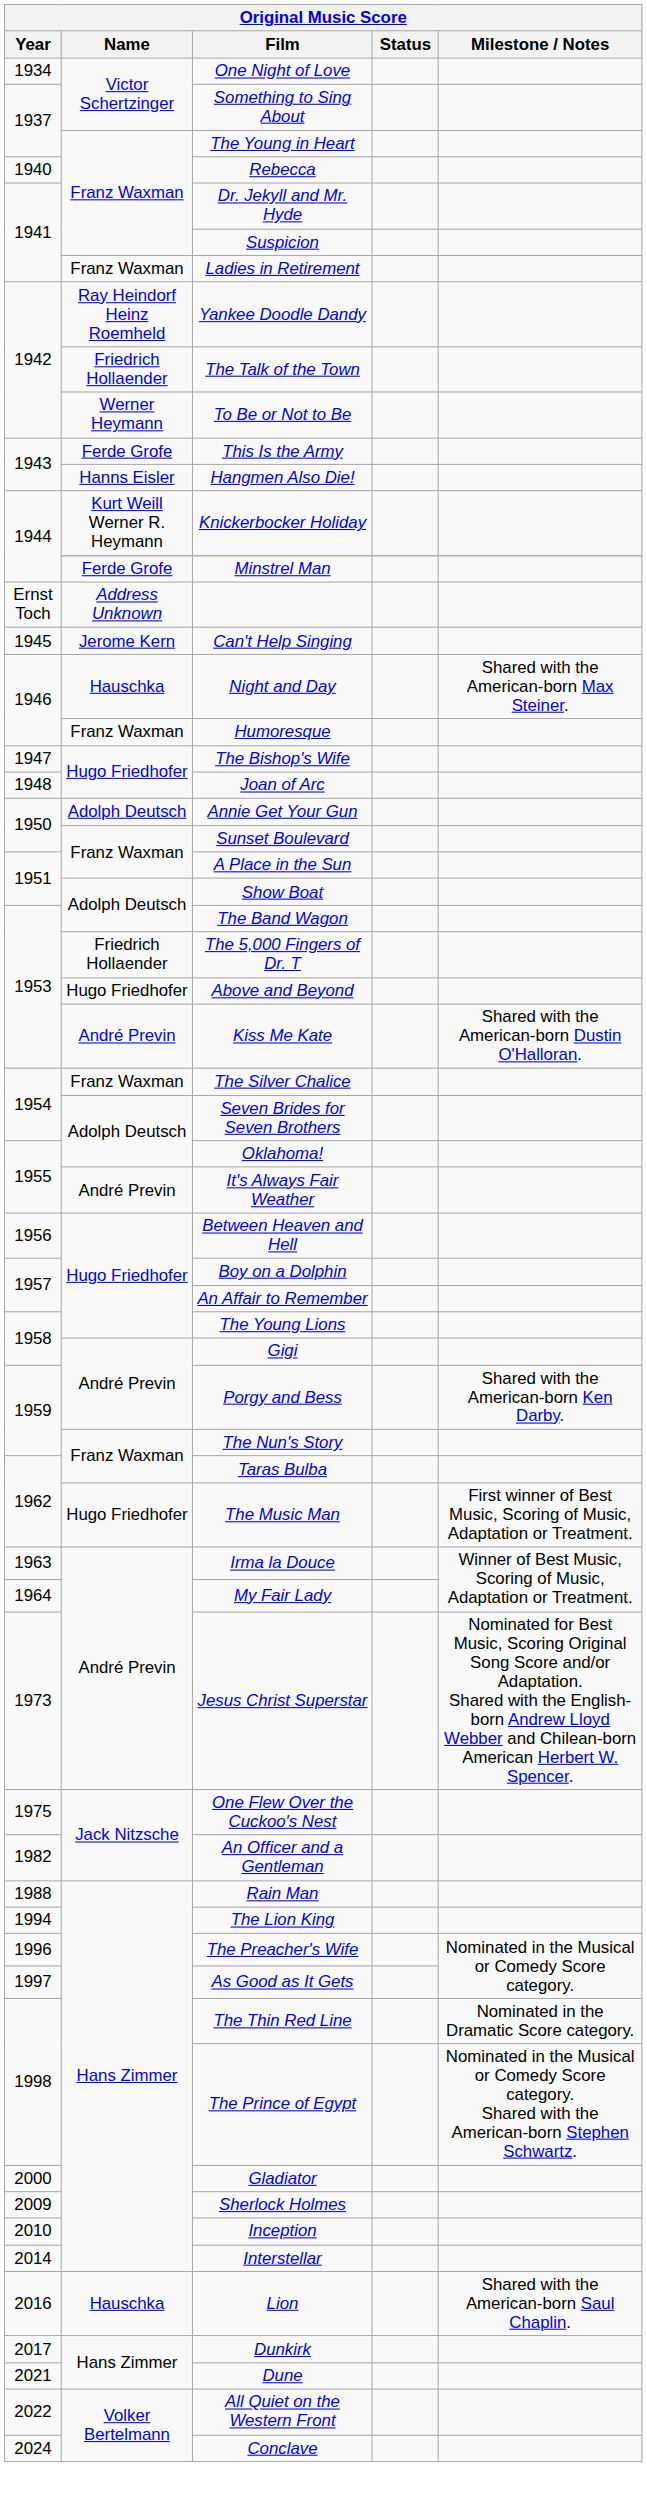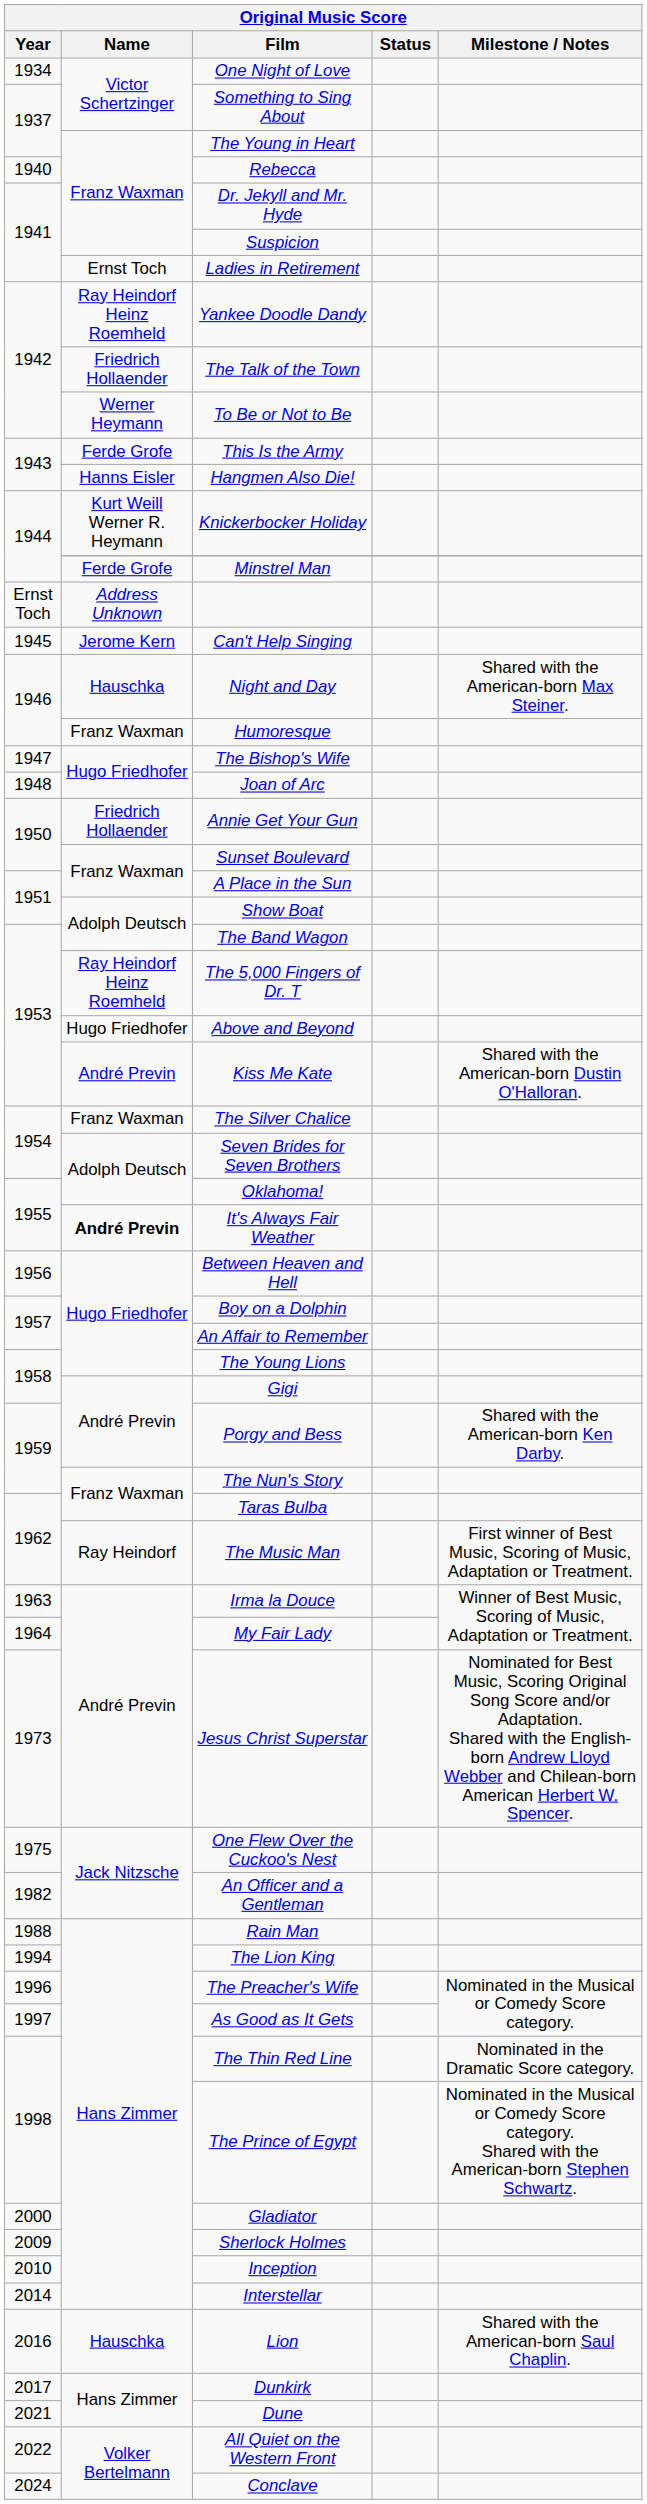(127, 268) Franz Waxman -> (127, 268) Ernst Toch
(127, 811) Adolph Deutsch -> (127, 821) Friedrich Hollaender
(127, 954) Friedrich Hollaender -> (127, 982) Ray Heindorf Heinz Roemheld
(127, 1190) normal -> (127, 1227) bold
(127, 1514) Hugo Friedhofer -> (127, 1552) Ray Heindorf
